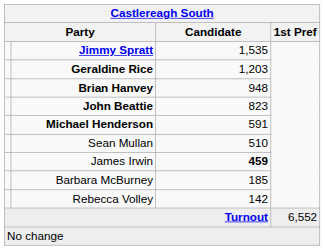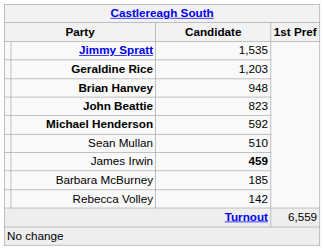(258, 124) 591 -> (258, 124) 592
(303, 217) 6,552 -> (303, 217) 6,559
